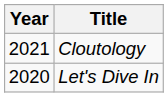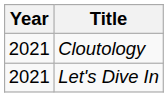(29, 77) 2020 -> (29, 77) 2021
